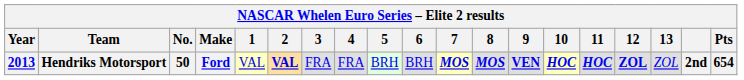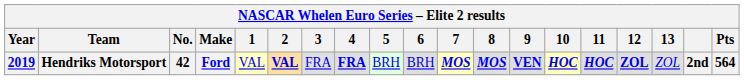(21, 63) 2013 -> (21, 63) 2019
(183, 63) 50 -> (183, 63) 42
(351, 63) normal -> (352, 63) bold
(724, 63) 654 -> (725, 63) 564
